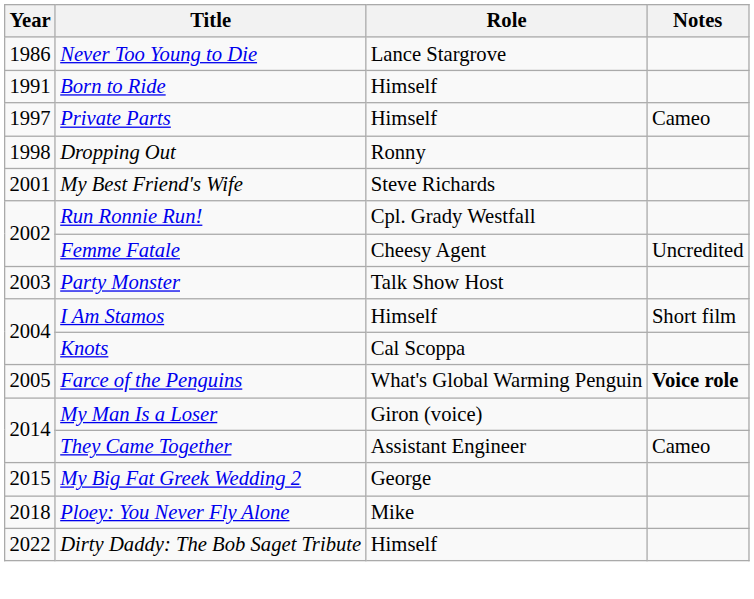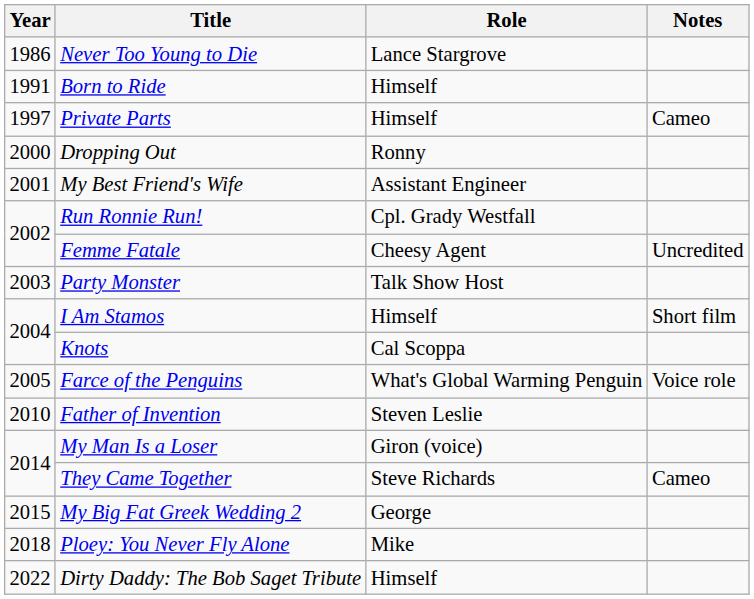(30, 151) 1998 -> (30, 151) 2000
(433, 184) Steve Richards -> (448, 184) Assistant Engineer
(695, 380) bold -> (694, 380) normal
+ row: (140, 413)
(448, 446) Assistant Engineer -> (433, 479) Steve Richards
